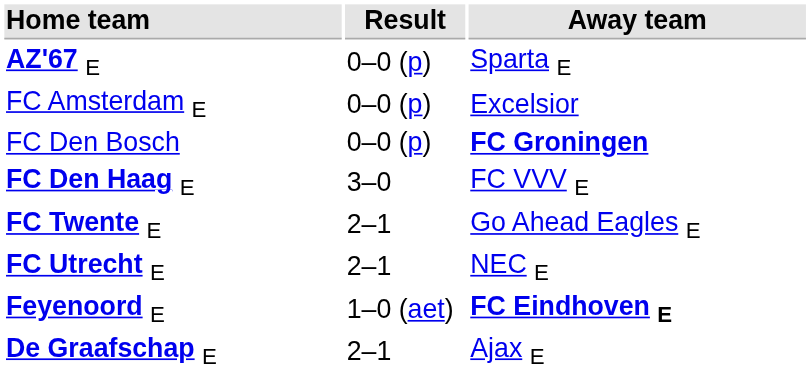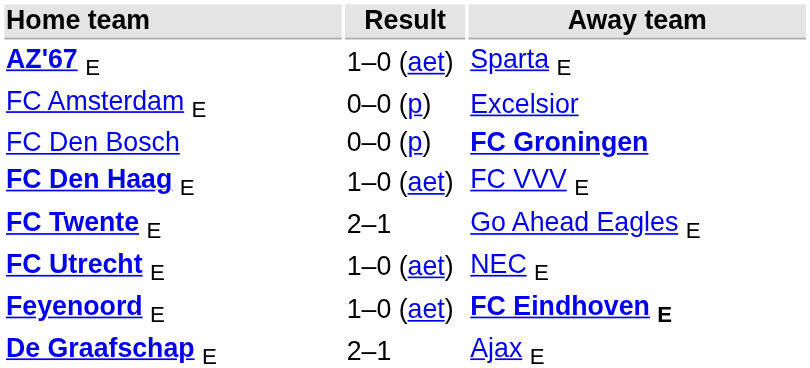(389, 61) 0–0 (p) -> (400, 61) 1–0 (aet)
(369, 182) 3–0 -> (400, 182) 1–0 (aet)
(369, 266) 2–1 -> (400, 266) 1–0 (aet)
